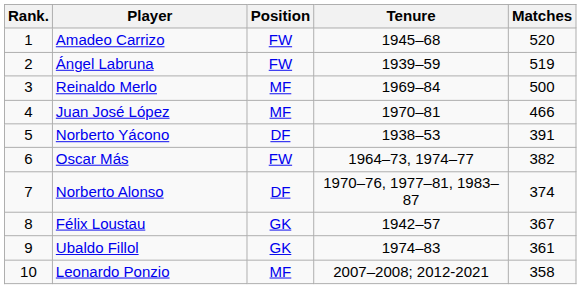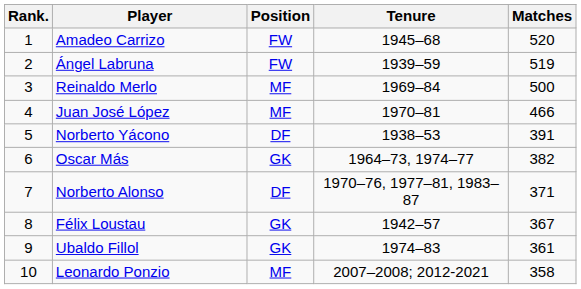(280, 159) FW -> (280, 159) GK
(542, 191) 374 -> (542, 191) 371
